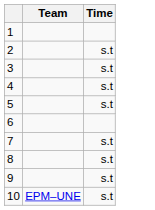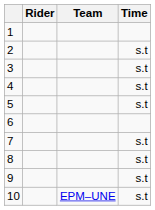+ column: (40, 13)
